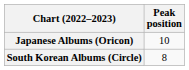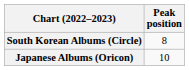rows swapped: (74, 40) <-> (74, 57)
